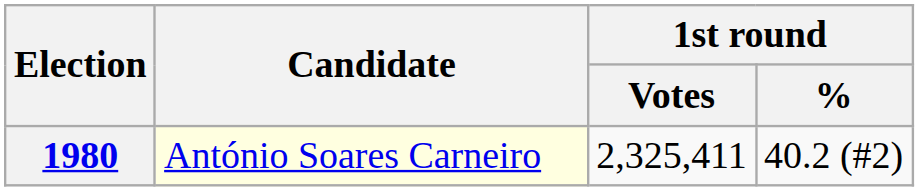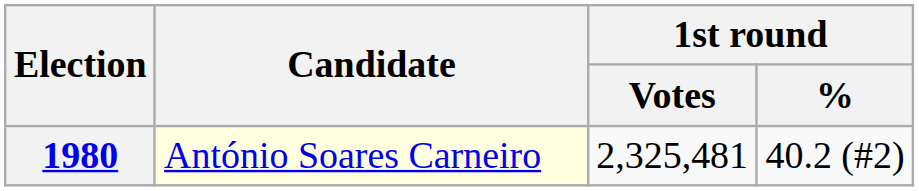(671, 154) 2,325,411 -> (672, 154) 2,325,481
